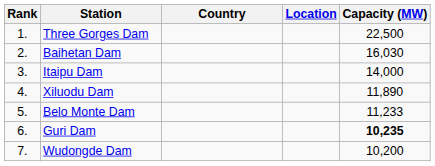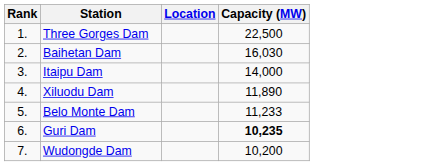- column: (222, 14)
